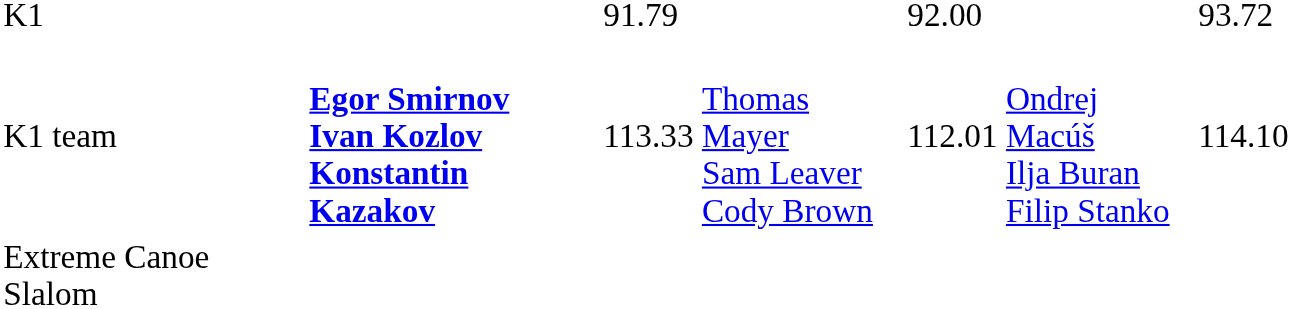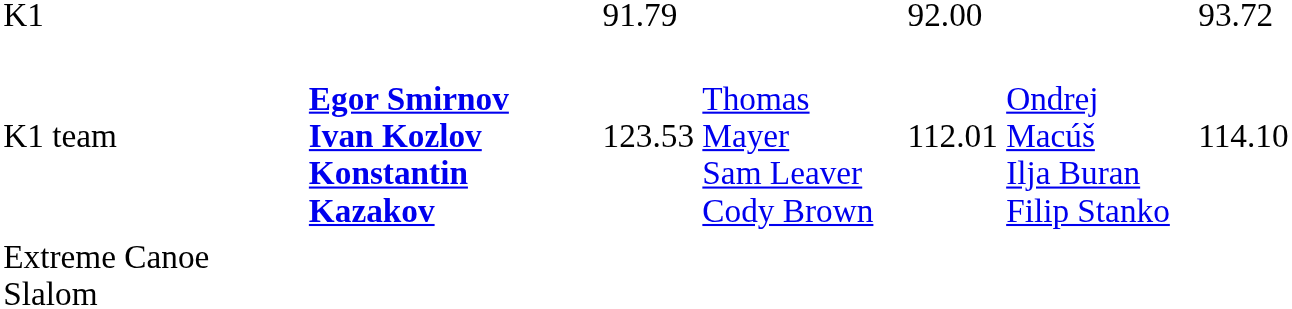(648, 136) 113.33 -> (648, 136) 123.53
